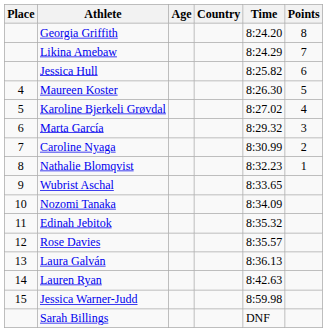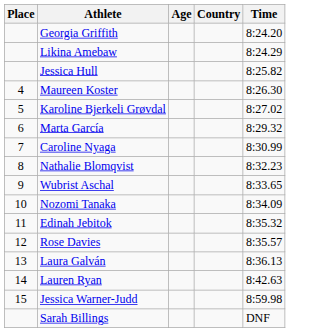- column: (304, 14)
